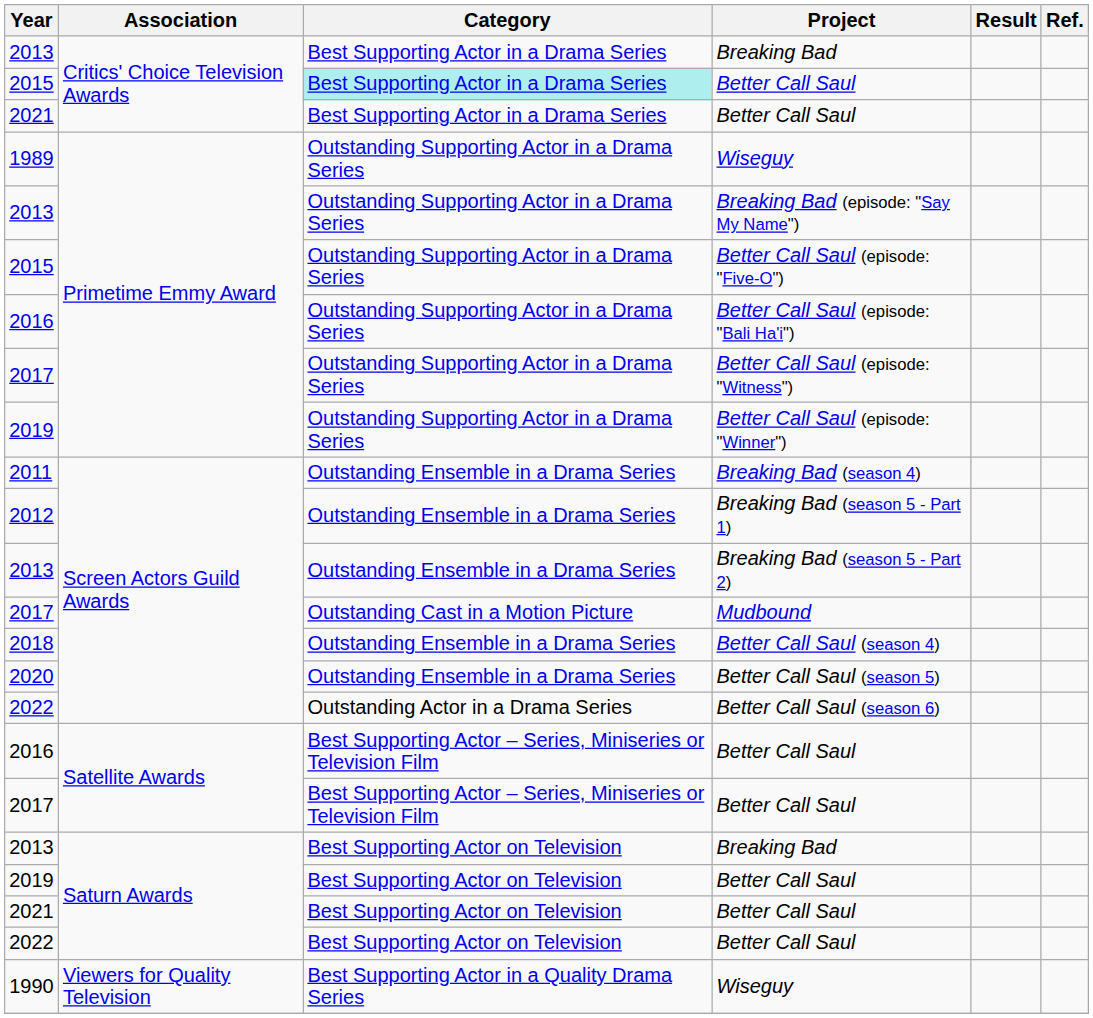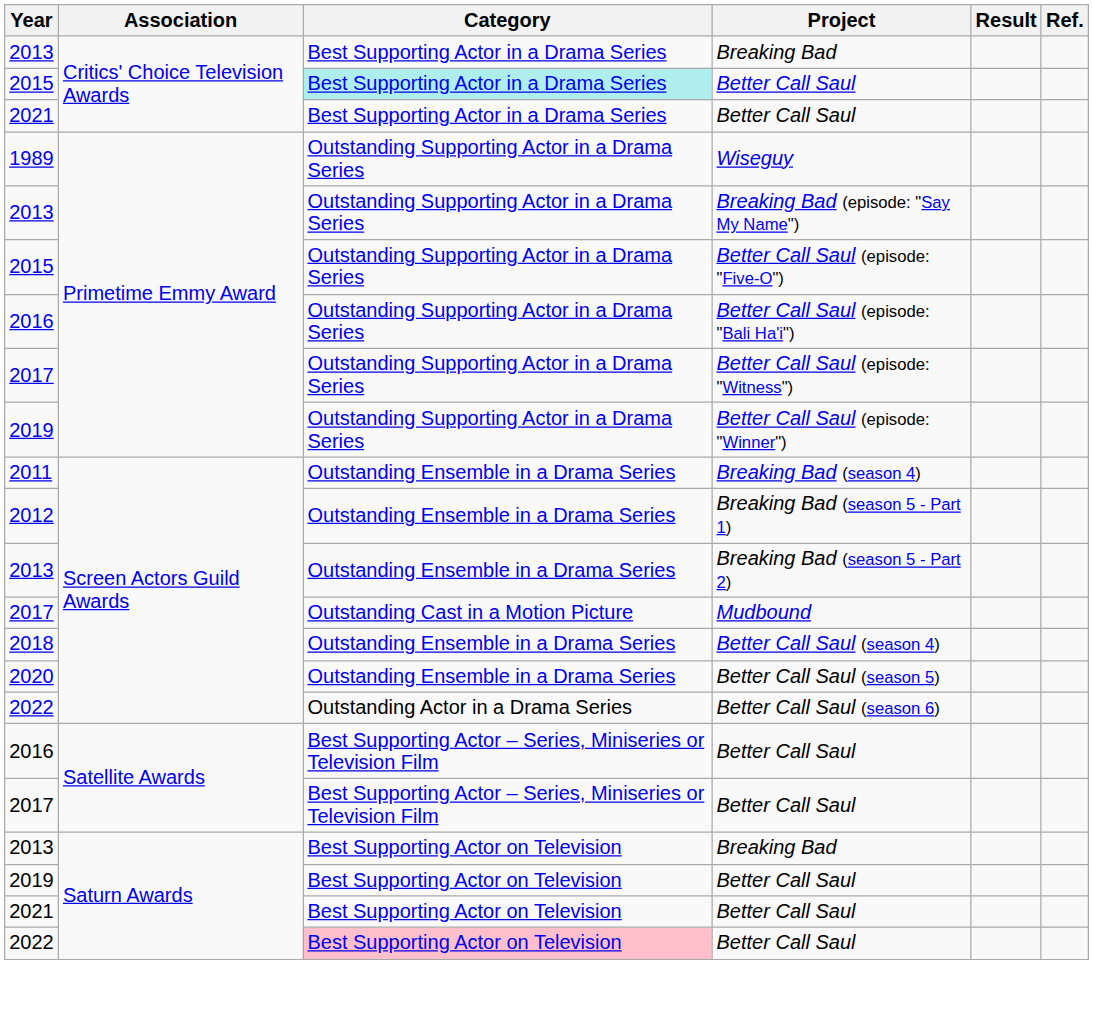(465, 943) no background -> (465, 943) pink background
- row: (31, 986)
